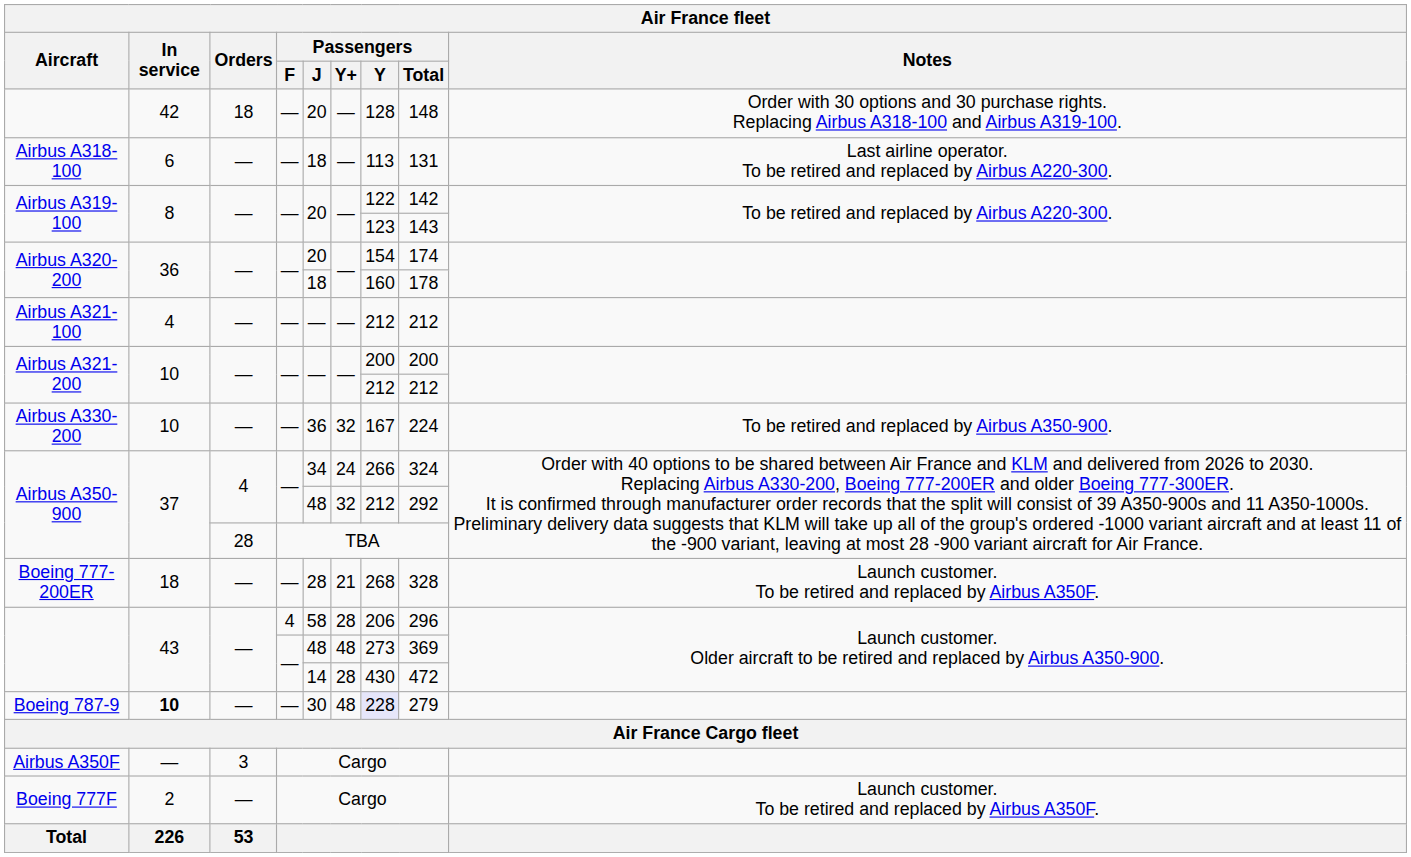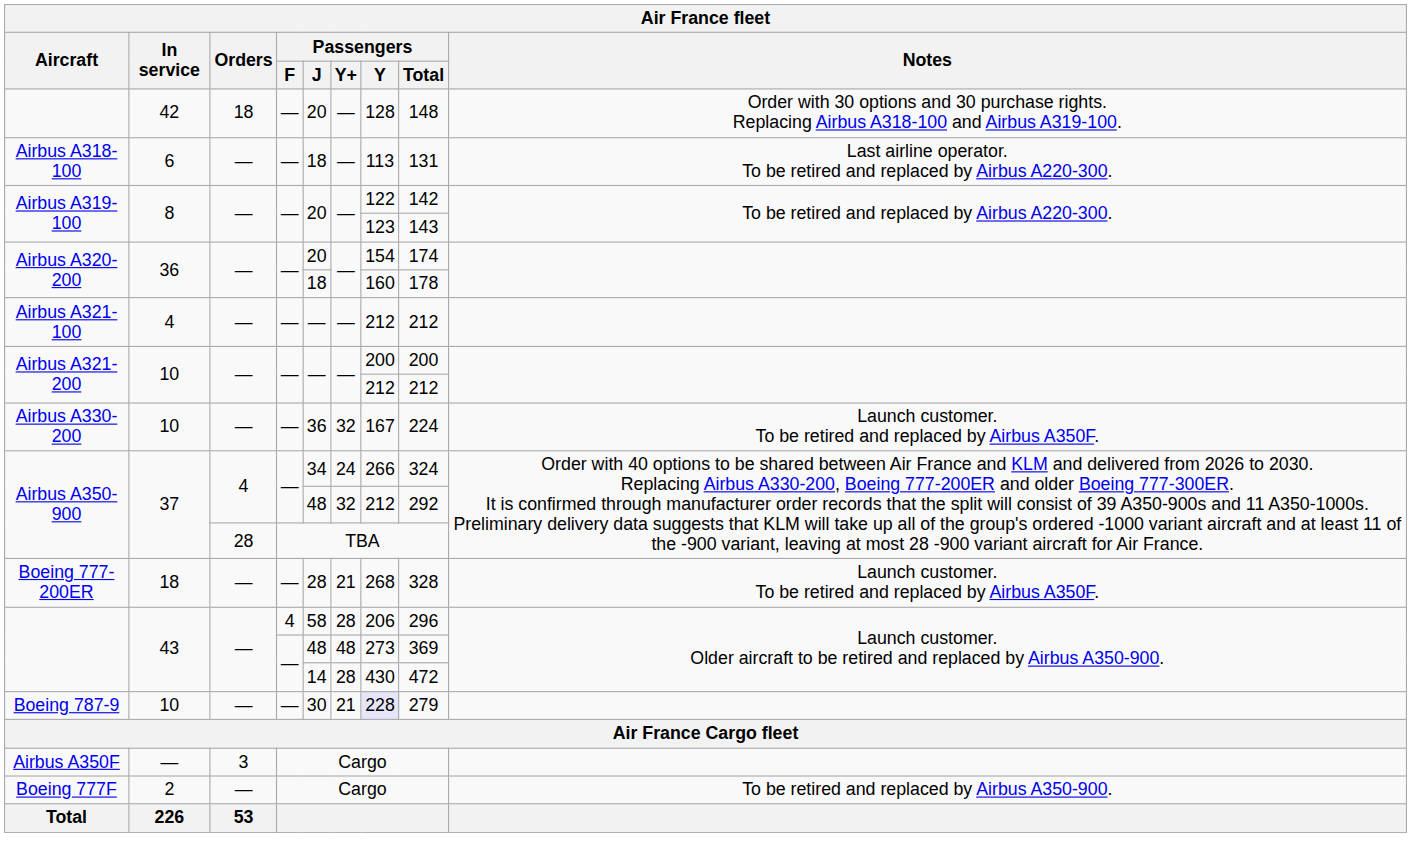(927, 426) To be retired and replaced by Airbus A350-900. -> (927, 426) Launch customer. To be retired and replaced by Airbus A350F.
(169, 705) bold -> (169, 705) normal
(346, 705) 48 -> (346, 705) 21
(927, 799) Launch customer. To be retired and replaced by Airbus A350F. -> (927, 789) To be retired and replaced by Airbus A350-900.
